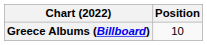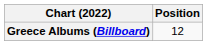(177, 31) 10 -> (177, 31) 12
